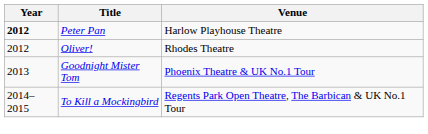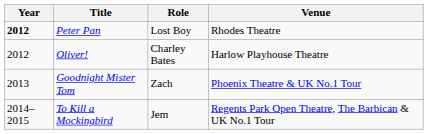+ column: (178, 13)
(223, 30) Harlow Playhouse Theatre -> (246, 30) Rhodes Theatre
(199, 48) Rhodes Theatre -> (270, 54) Harlow Playhouse Theatre
